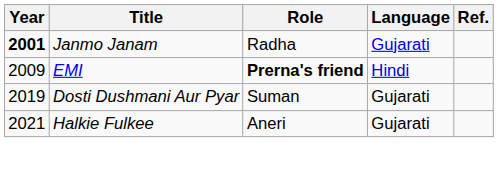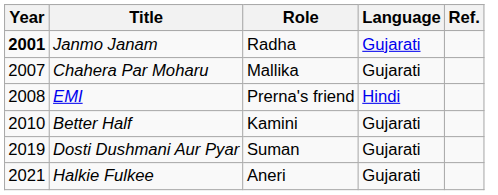+ row: (131, 70)
(27, 70) 2009 -> (27, 96) 2008
(305, 70) bold -> (301, 96) normal
+ row: (92, 123)
